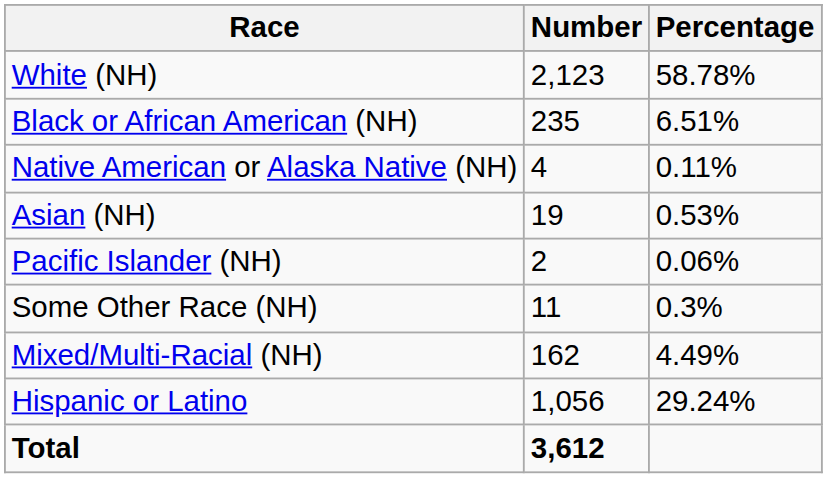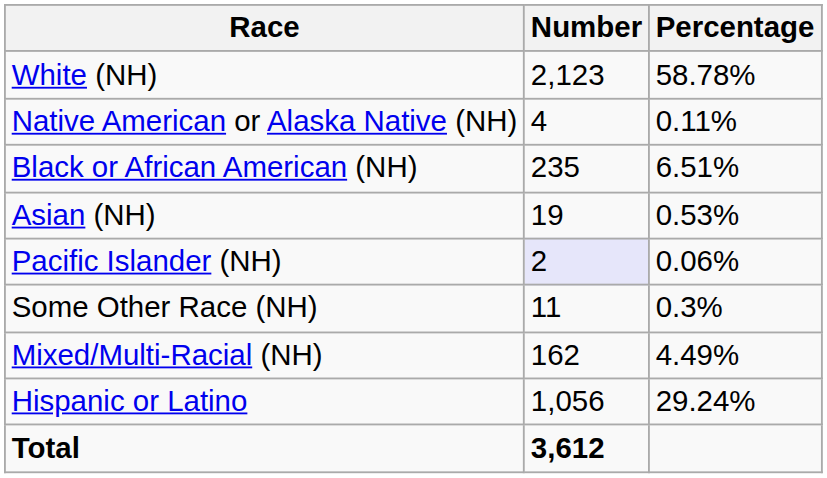rows swapped: (215, 121) <-> (265, 167)
(539, 261) no background -> (539, 261) lavender background
